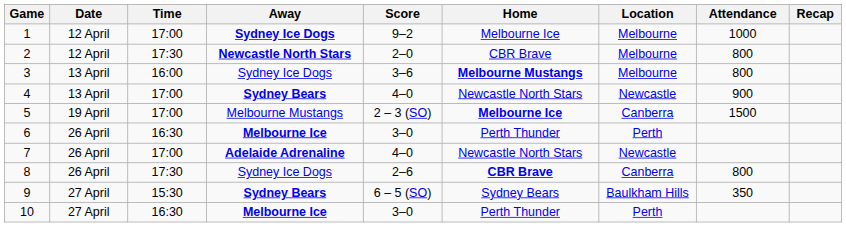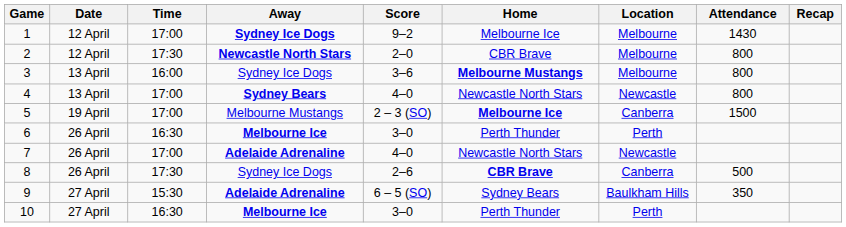(743, 34) 1000 -> (743, 34) 1430
(743, 93) 900 -> (743, 93) 800
(743, 172) 800 -> (743, 172) 500
(285, 192) Sydney Bears -> (285, 192) Adelaide Adrenaline
